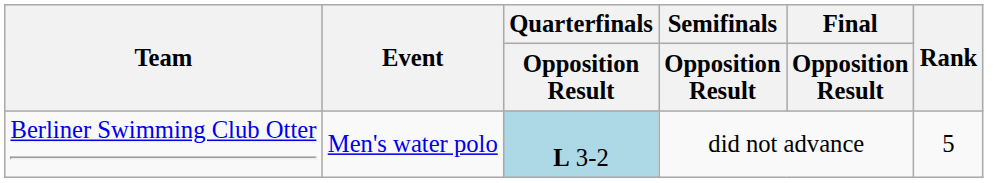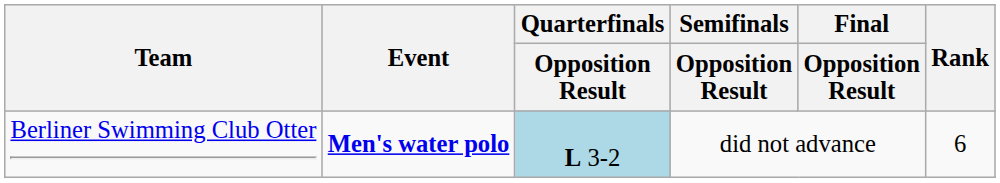(413, 143) normal -> (419, 143) bold
(949, 143) 5 -> (960, 143) 6
